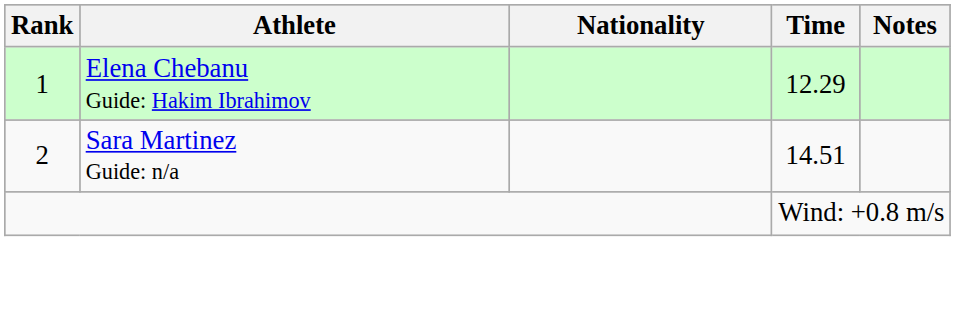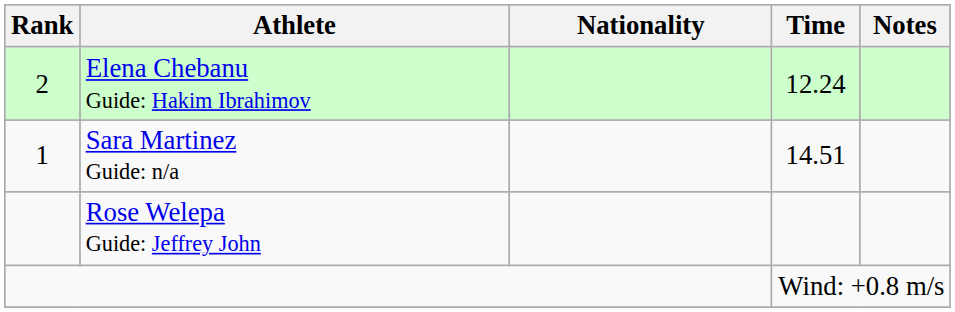(42, 83) 1 -> (42, 83) 2
(816, 83) 12.29 -> (816, 83) 12.24
(42, 155) 2 -> (42, 155) 1
+ row: (173, 227)
